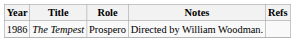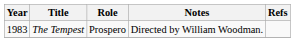(17, 29) 1986 -> (17, 29) 1983
